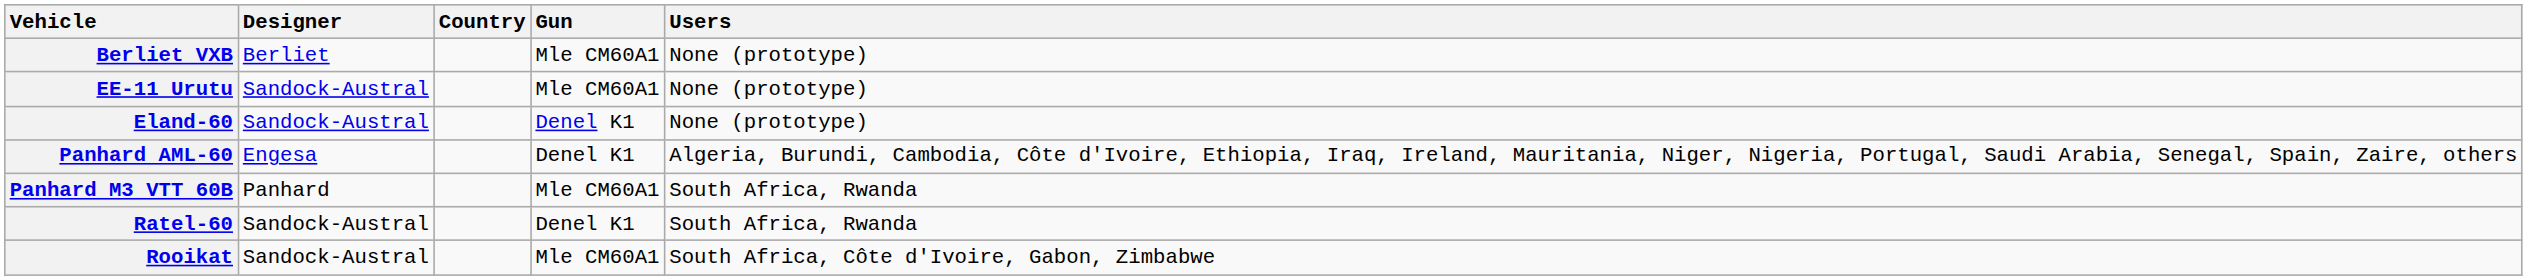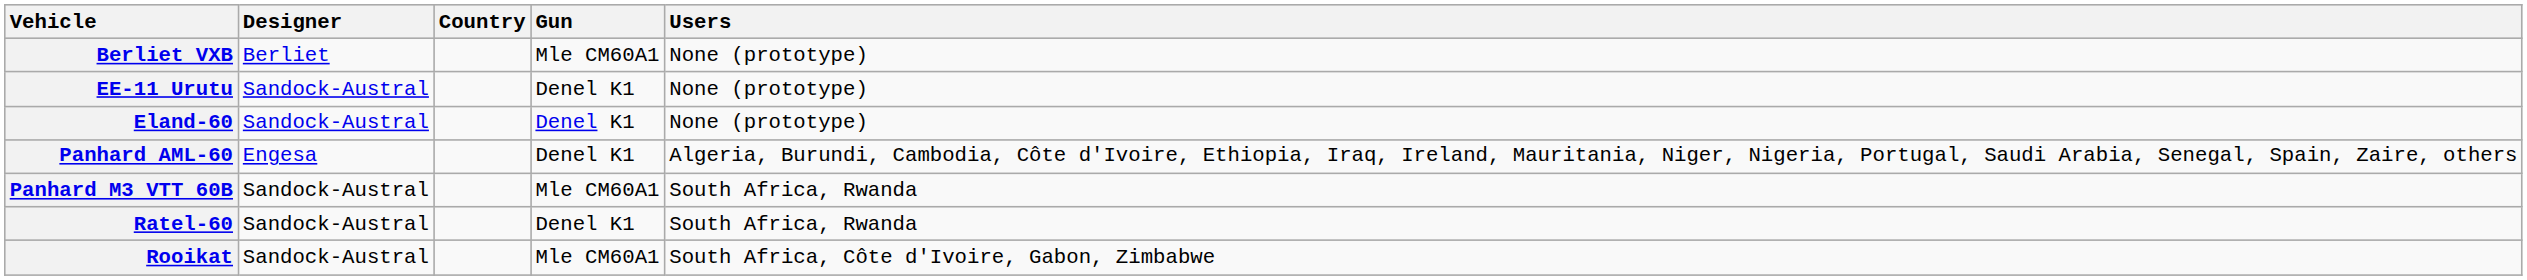(597, 89) Mle CM60A1 -> (585, 89) Denel K1
(286, 190) Panhard -> (336, 190) Sandock-Austral
